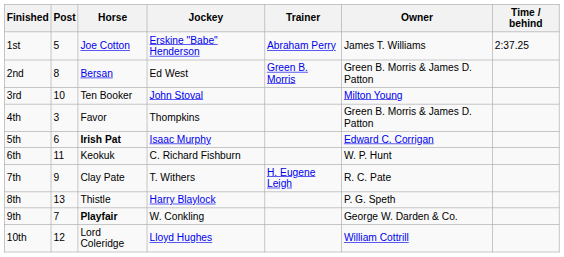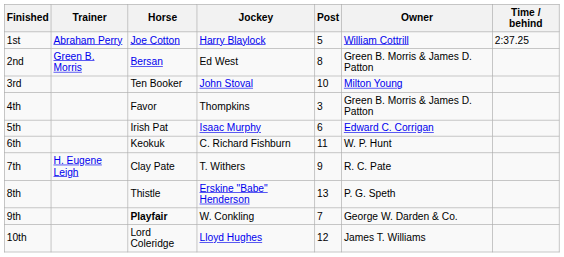columns swapped: (65, 18) <-> (303, 18)
(184, 46) Erskine "Babe" Henderson -> (233, 40) Harry Blaylock
(385, 46) James T. Williams -> (376, 40) William Cottrill
(101, 139) bold -> (149, 128) normal
(183, 200) Harry Blaylock -> (234, 194) Erskine "Babe" Henderson
(376, 238) William Cottrill -> (385, 238) James T. Williams
